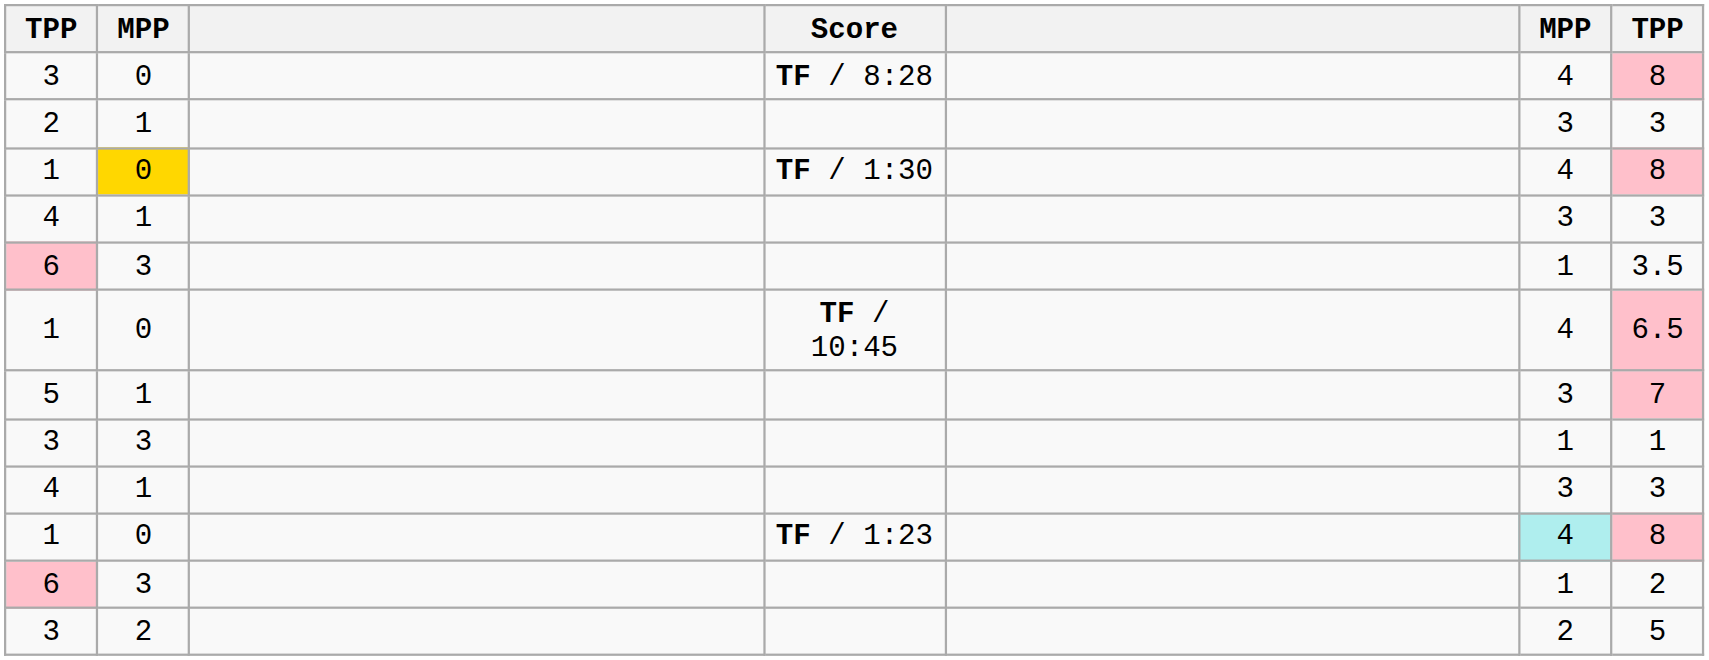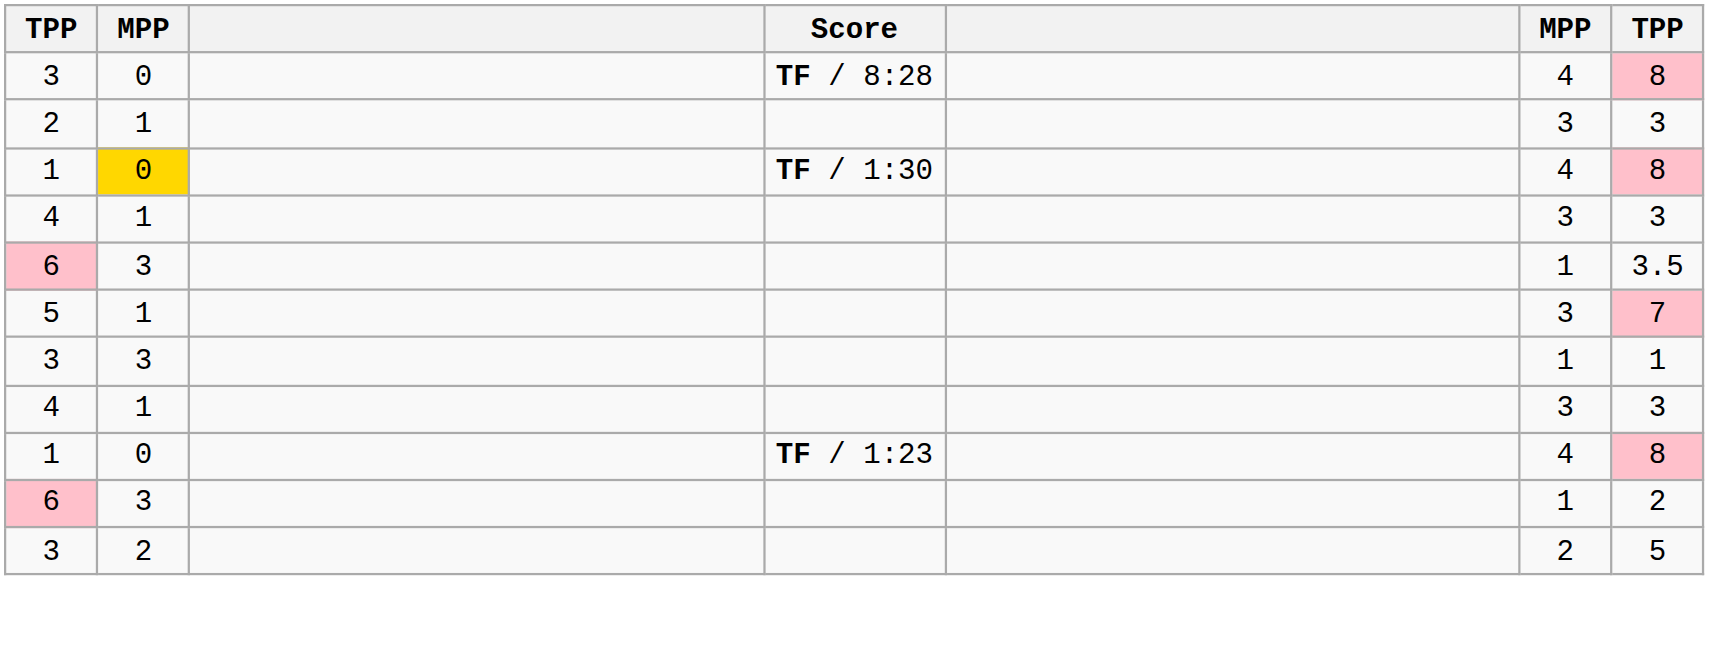- row: (51, 330)
(1565, 537) paleturquoise background -> (1565, 456) no background
